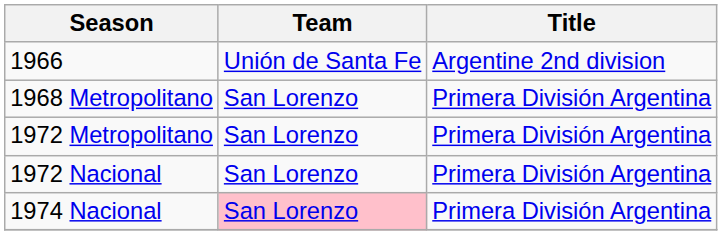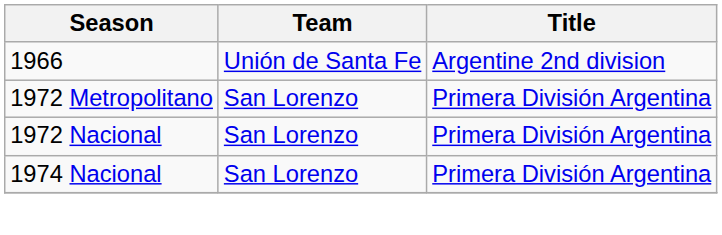- row: (112, 98)
(291, 211) pink background -> (291, 173) no background
